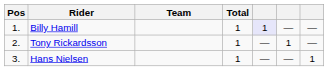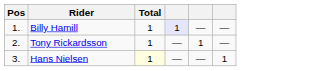- column: (179, 12)
(238, 58) no background -> (150, 58) lightyellow background
